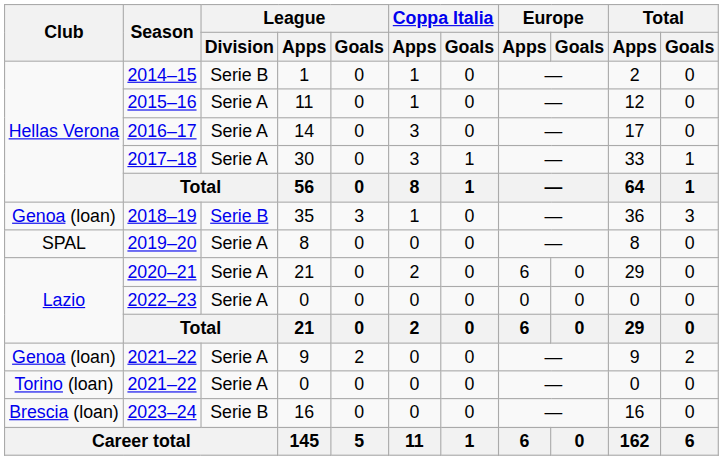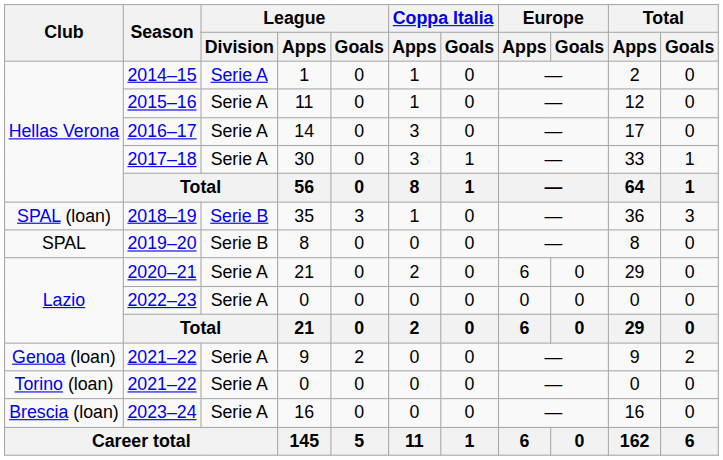(239, 74) Serie B -> (239, 74) Serie A
(64, 215) Genoa (loan) -> (64, 215) SPAL (loan)
(239, 243) Serie A -> (239, 243) Serie B
(239, 412) Serie B -> (239, 412) Serie A
